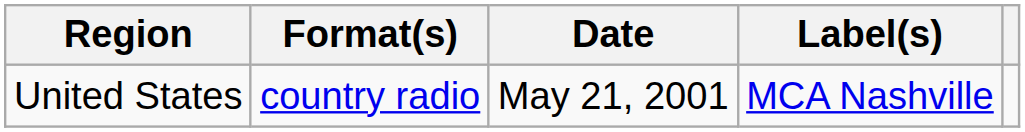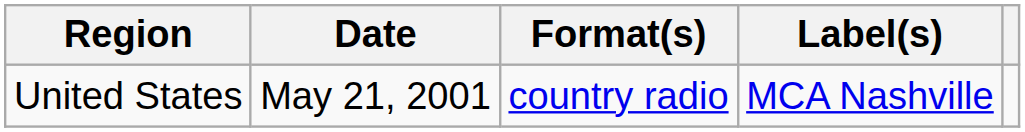columns swapped: (613, 34) <-> (370, 34)
